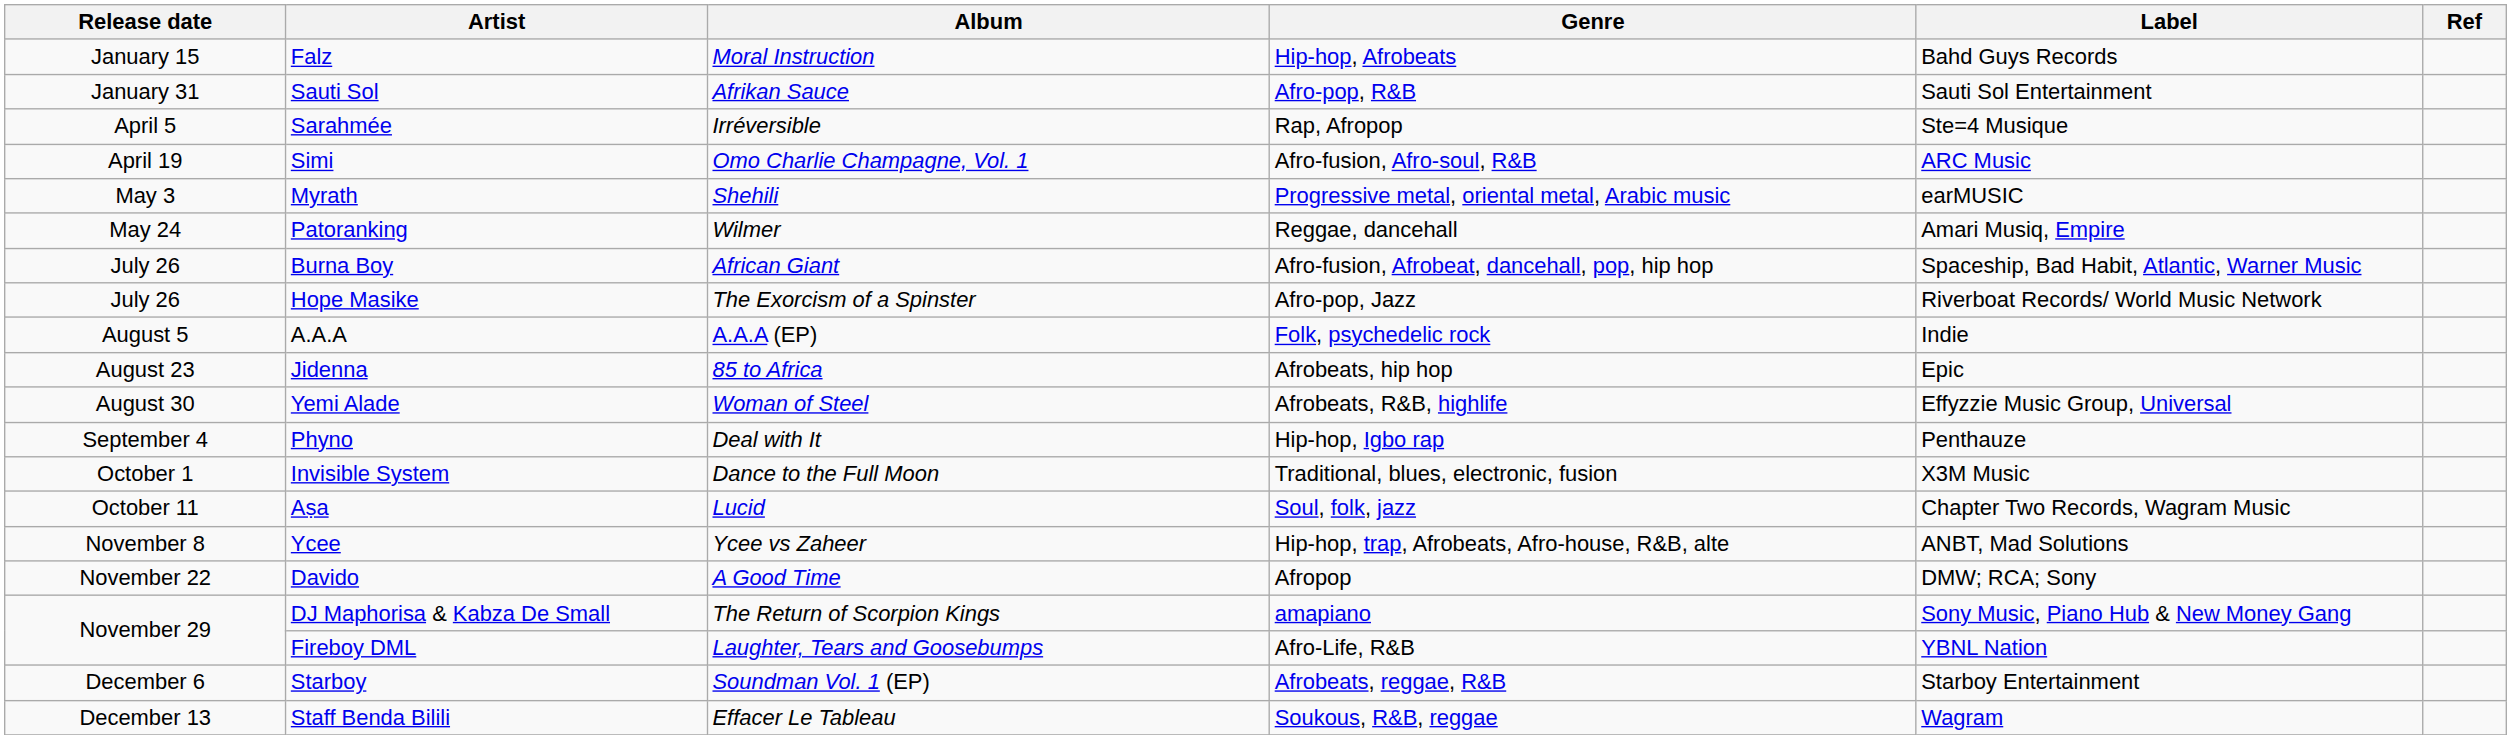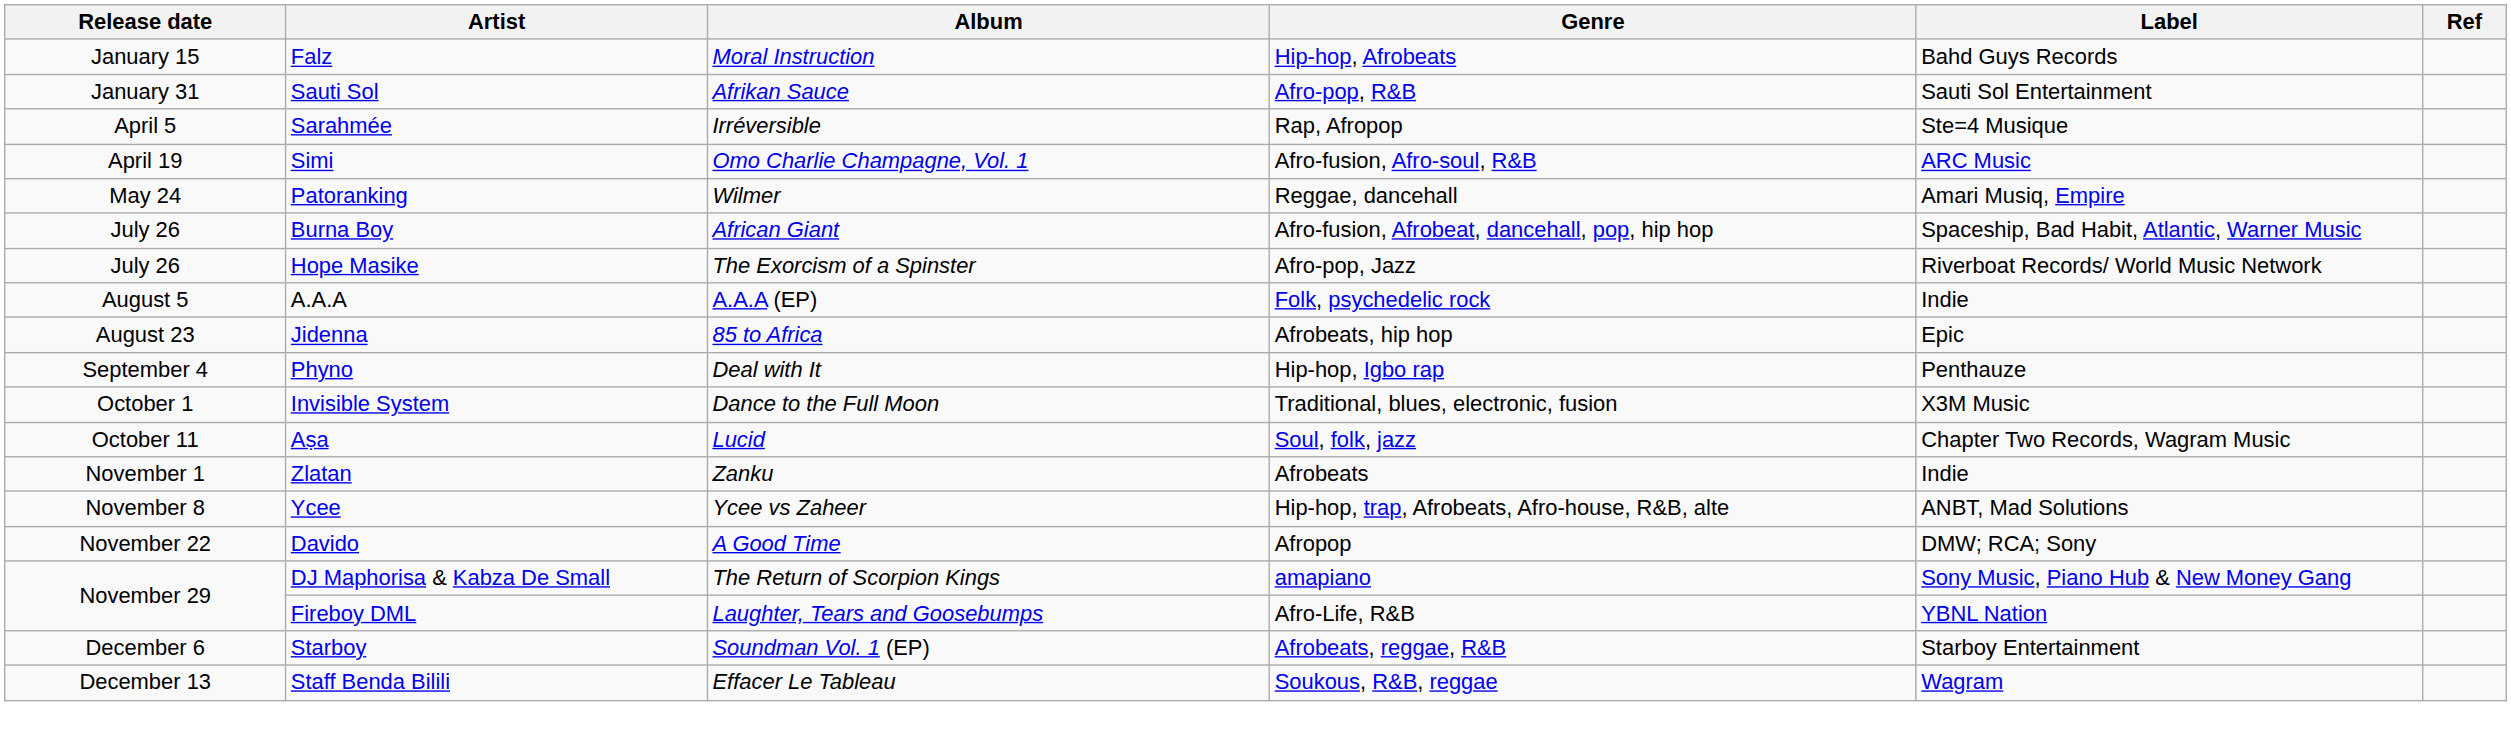- row: (324, 195)
- row: (345, 404)
+ row: (321, 473)
